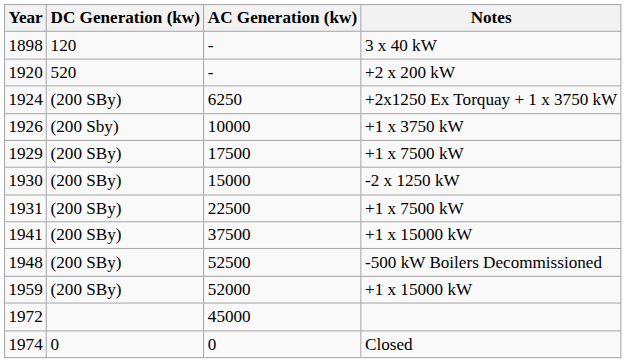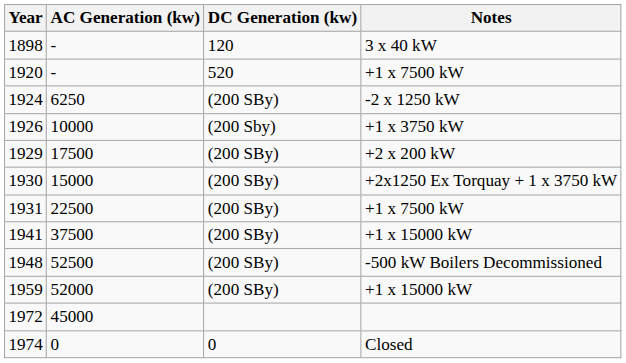columns swapped: (125, 18) <-> (282, 18)
(410, 72) +2 x 200 kW -> (414, 72) +1 x 7500 kW
(491, 99) +2x1250 Ex Torquay + 1 x 3750 kW -> (412, 99) -2 x 1250 kW
(414, 153) +1 x 7500 kW -> (410, 153) +2 x 200 kW
(412, 180) -2 x 1250 kW -> (491, 180) +2x1250 Ex Torquay + 1 x 3750 kW
